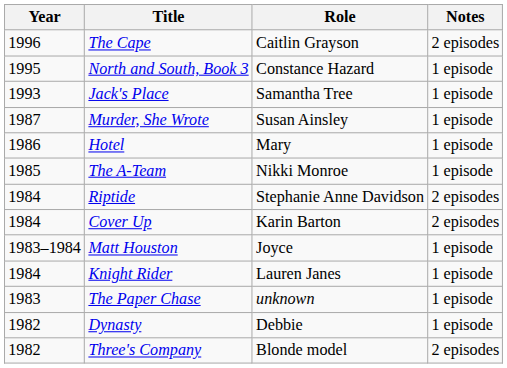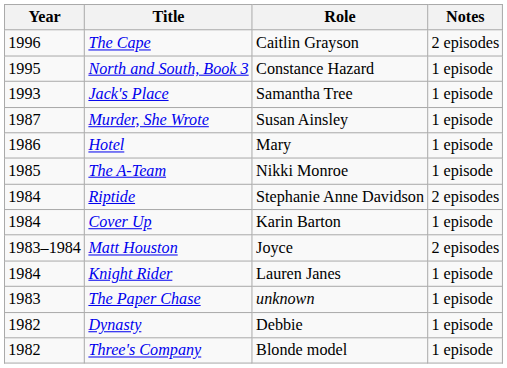(465, 222) 2 episodes -> (462, 222) 1 episode
(462, 247) 1 episode -> (465, 247) 2 episodes
(465, 350) 2 episodes -> (462, 350) 1 episode
